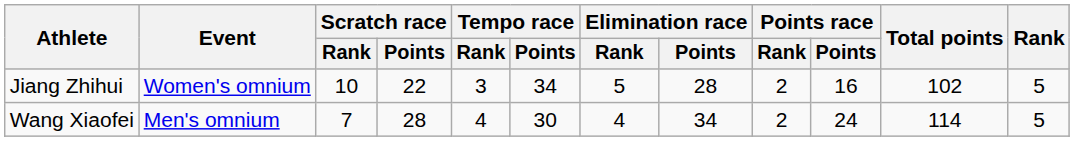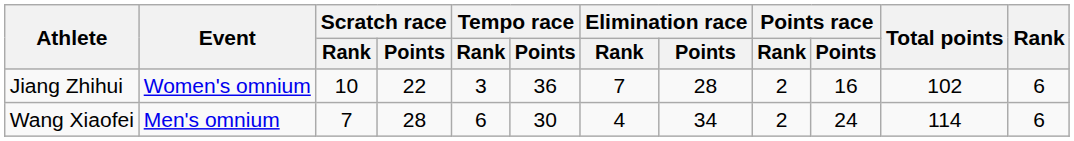(545, 86) 34 -> (545, 86) 36
(619, 86) 5 -> (619, 86) 7
(1039, 86) 5 -> (1039, 86) 6
(481, 120) 4 -> (481, 120) 6
(1039, 120) 5 -> (1039, 120) 6
